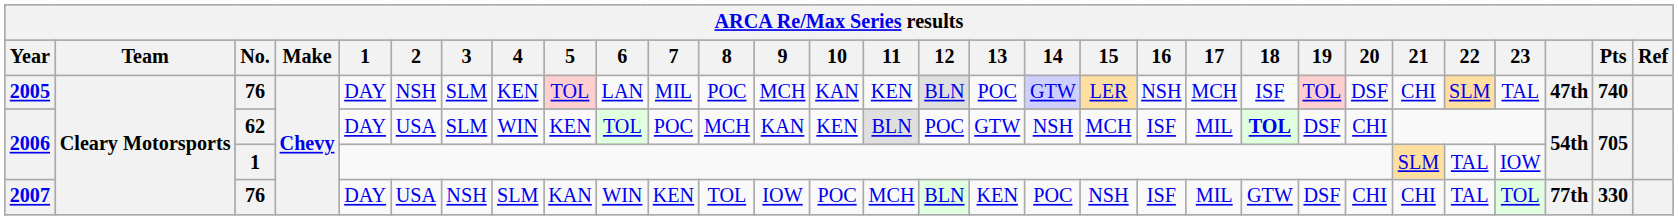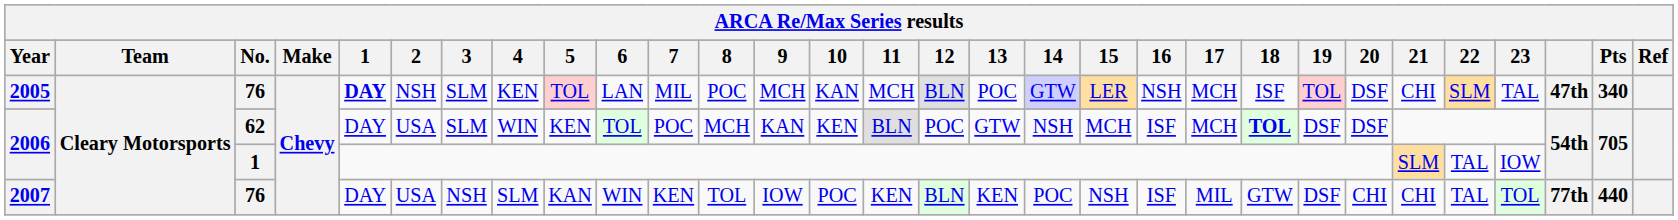(365, 91) normal -> (365, 91) bold
(892, 91) KEN -> (892, 91) MCH
(1613, 91) 740 -> (1613, 91) 340
(1214, 126) MIL -> (1214, 126) MCH
(1370, 126) CHI -> (1370, 126) DSF
(892, 196) MCH -> (892, 196) KEN
(1613, 196) 330 -> (1613, 196) 440
